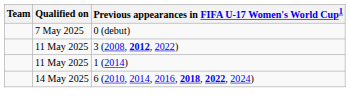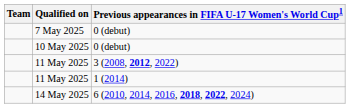+ row: (62, 47)
